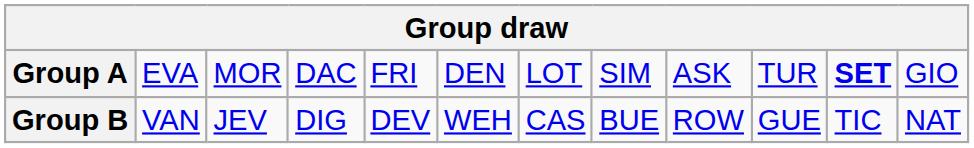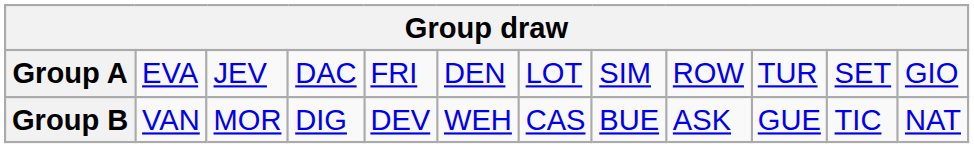(247, 73) MOR -> (240, 73) JEV
(702, 73) ASK -> (708, 73) ROW
(863, 73) bold -> (863, 73) normal
(240, 119) JEV -> (247, 119) MOR
(708, 119) ROW -> (702, 119) ASK
